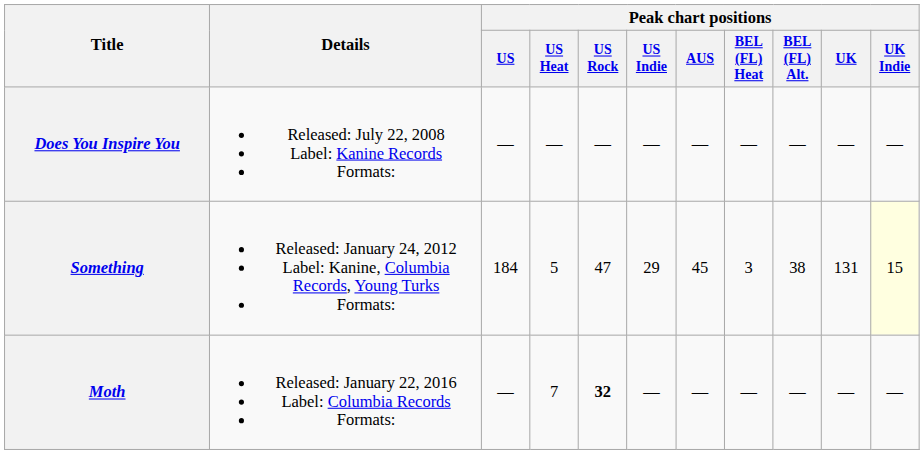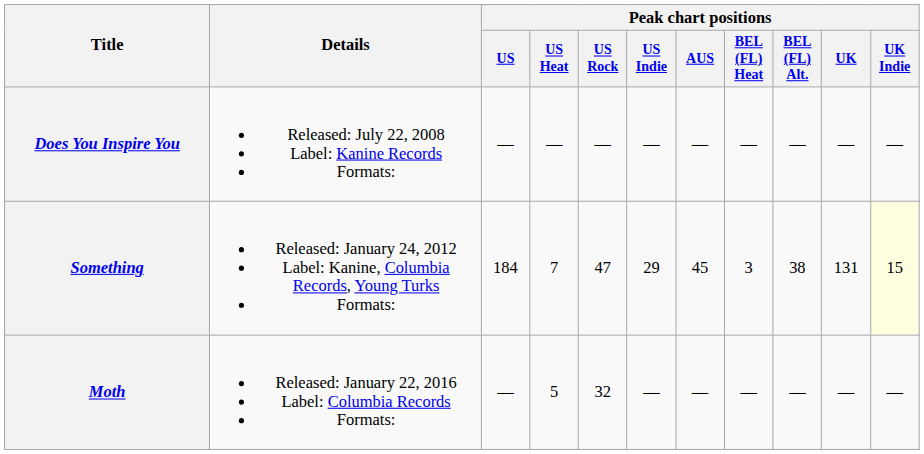(554, 268) 5 -> (554, 268) 7
(554, 392) 7 -> (554, 392) 5
(603, 392) bold -> (603, 392) normal
